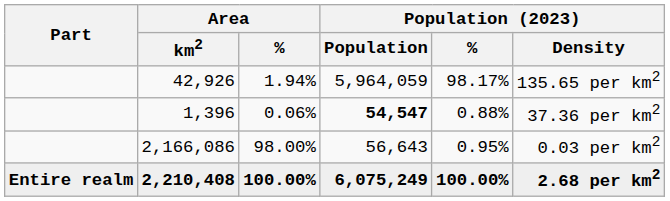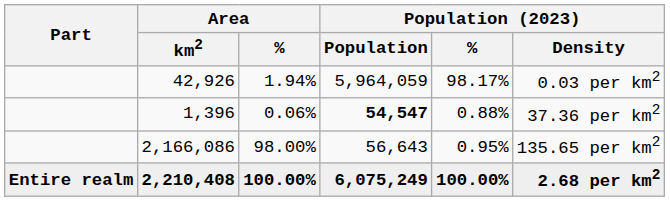(589, 82) 135.65 per km2 -> (599, 82) 0.03 per km2
(599, 147) 0.03 per km2 -> (589, 147) 135.65 per km2
